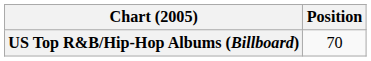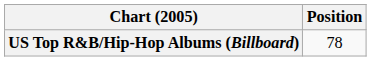(334, 42) 70 -> (334, 42) 78
